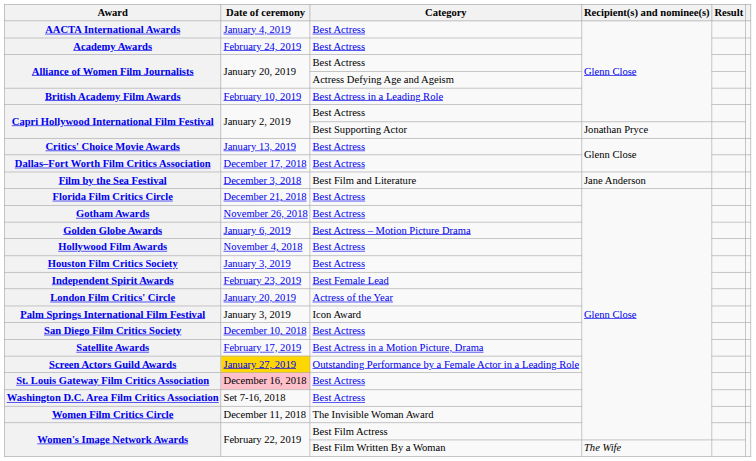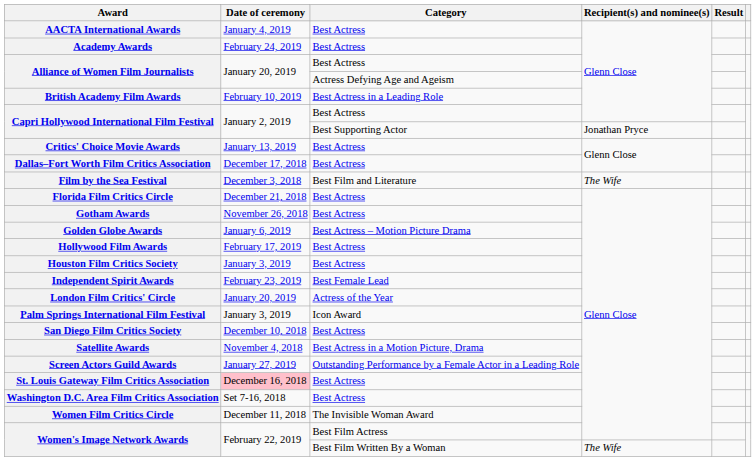(615, 180) Jane Anderson -> (603, 180) The Wife
(263, 247) November 4, 2018 -> (262, 247) February 17, 2019
(262, 347) February 17, 2019 -> (263, 347) November 4, 2018
(260, 364) gold background -> (260, 364) no background
